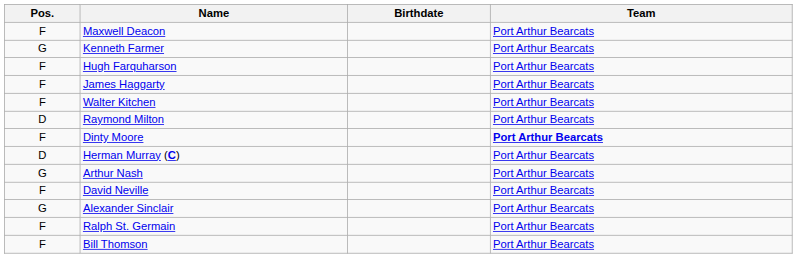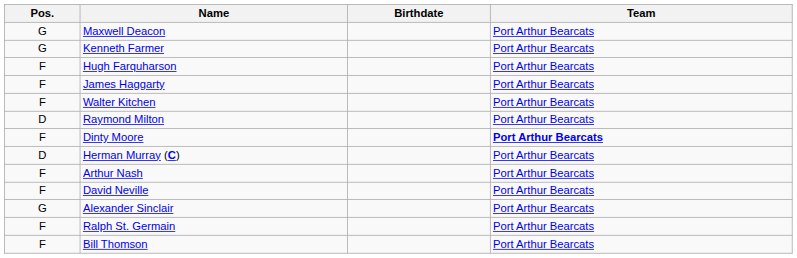(42, 31) F -> (42, 31) G
(42, 173) G -> (42, 173) F
